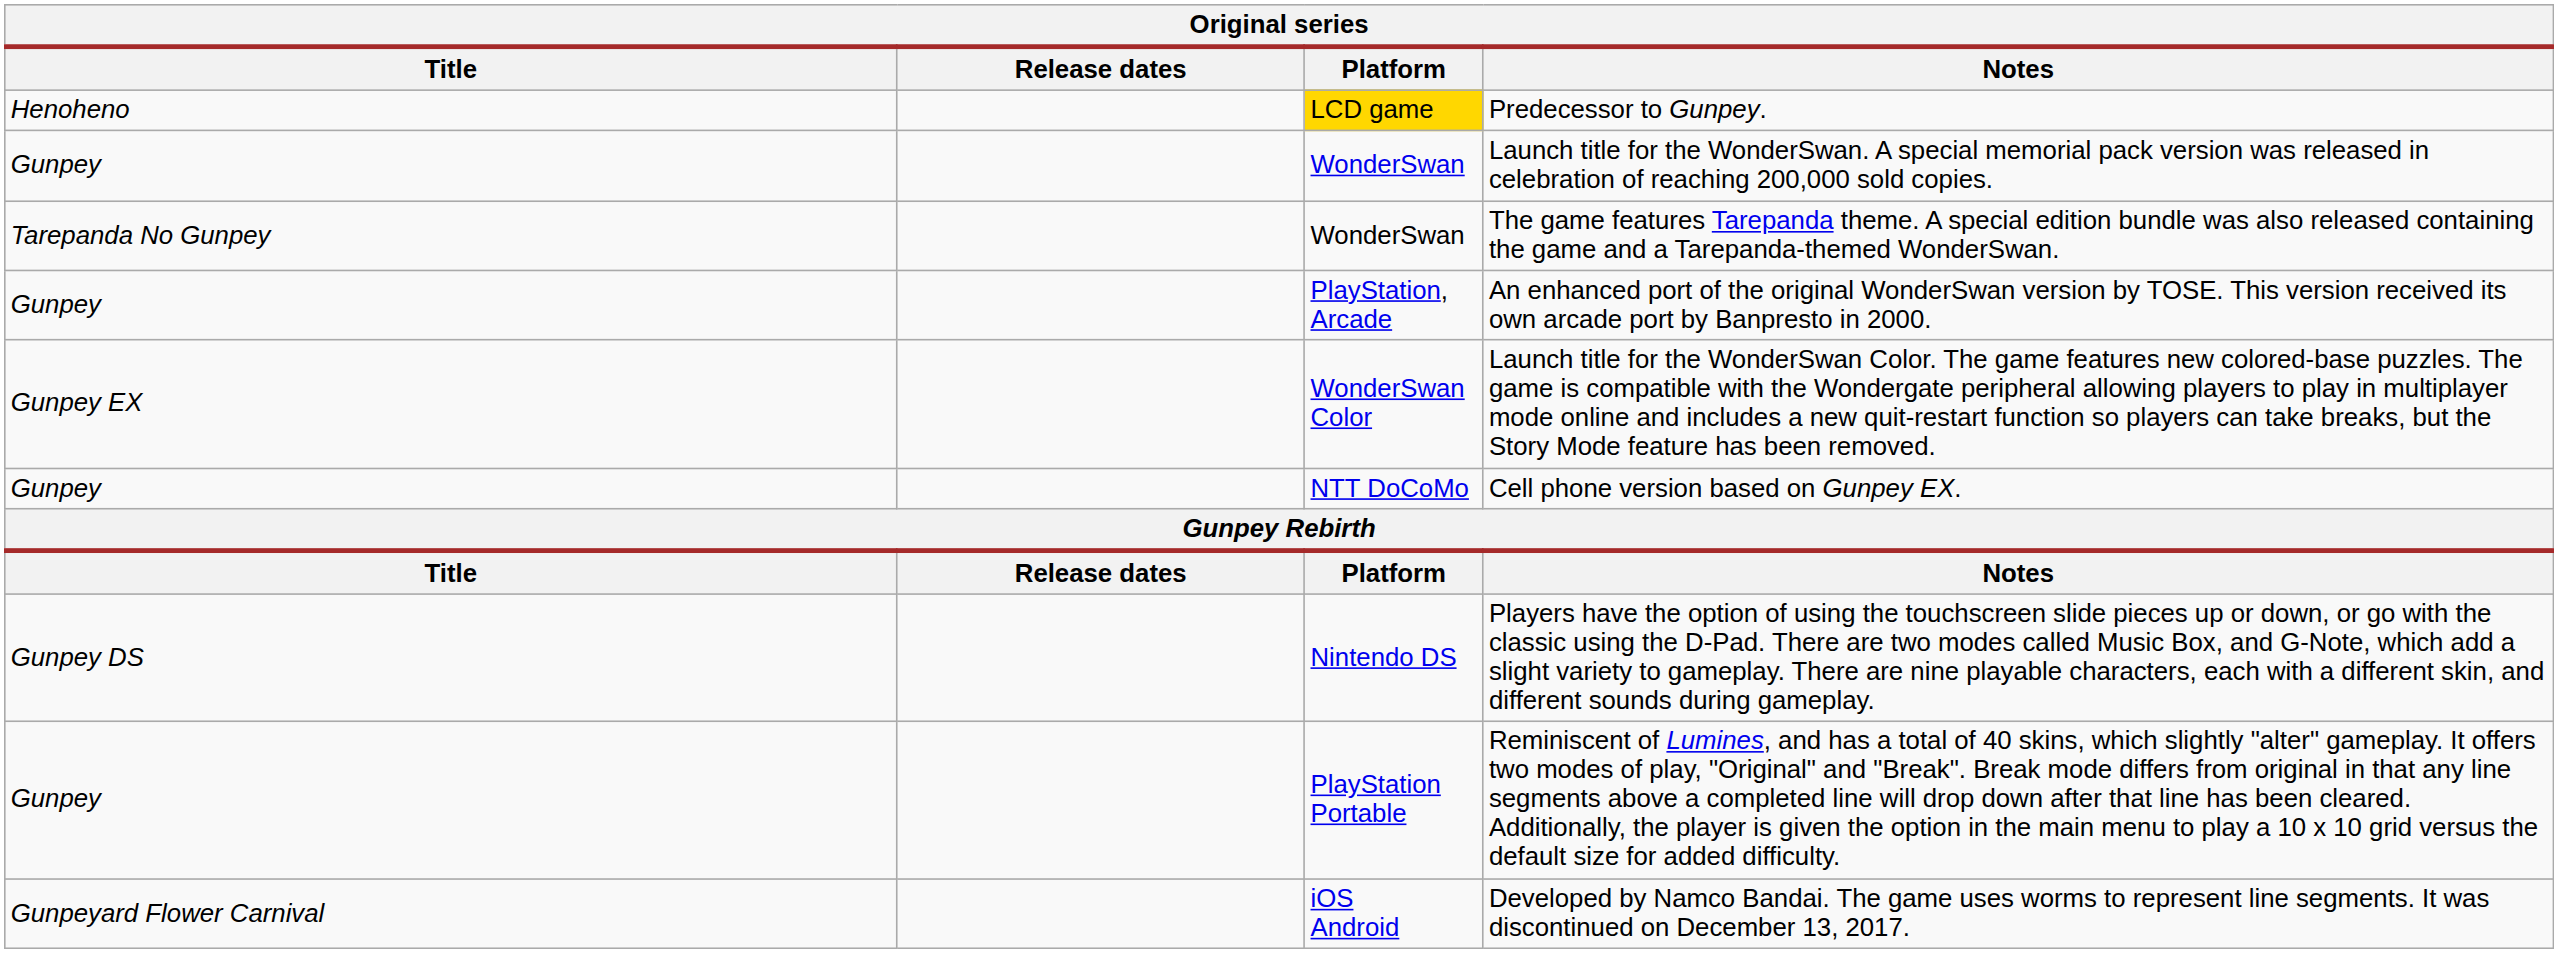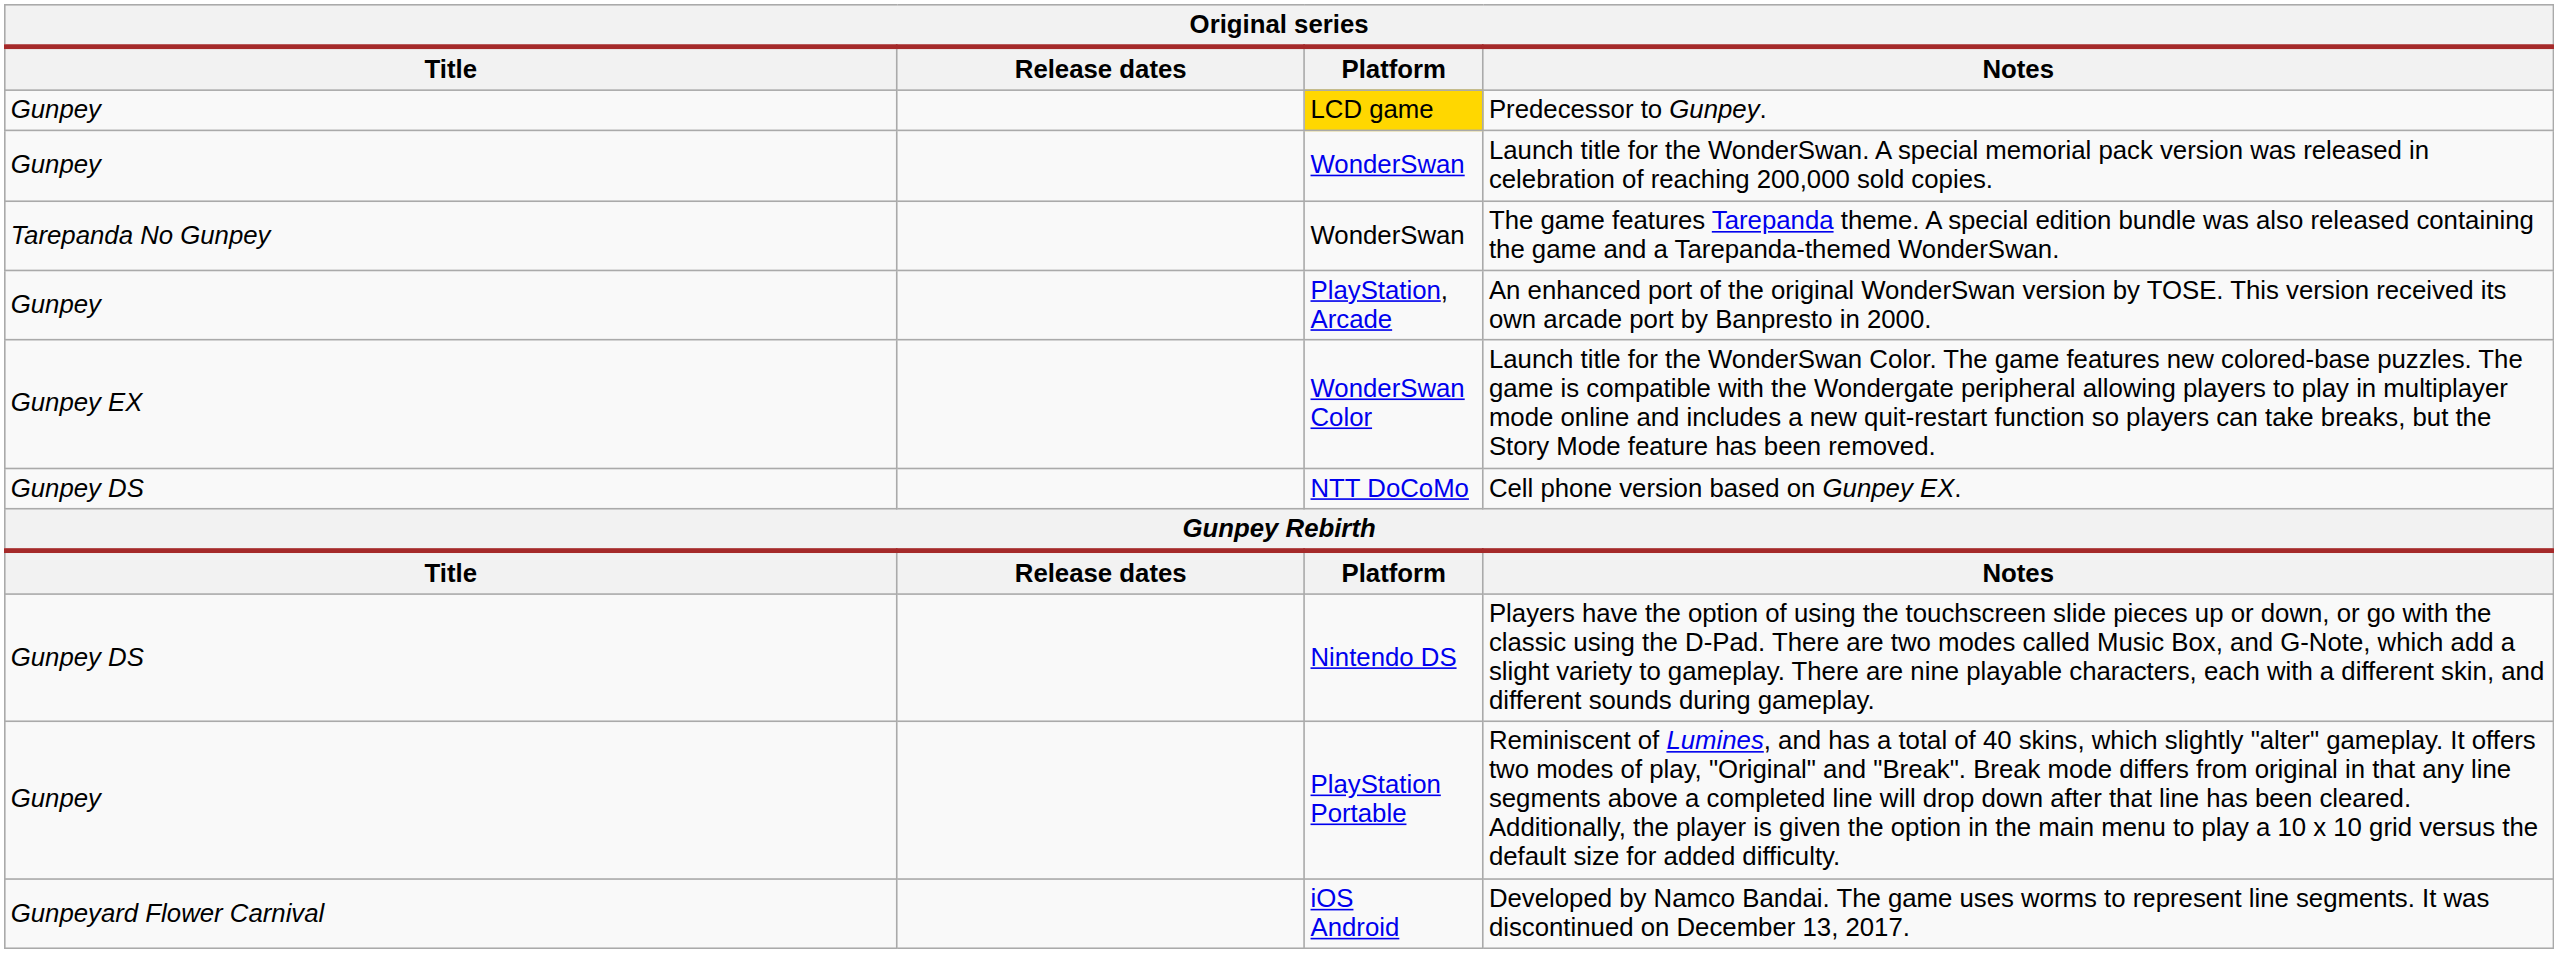(70, 109) Henoheno -> (56, 109) Gunpey
(56, 488) Gunpey -> (77, 488) Gunpey DS
